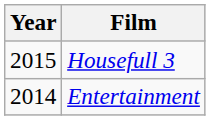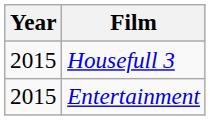(33, 96) 2014 -> (33, 96) 2015
